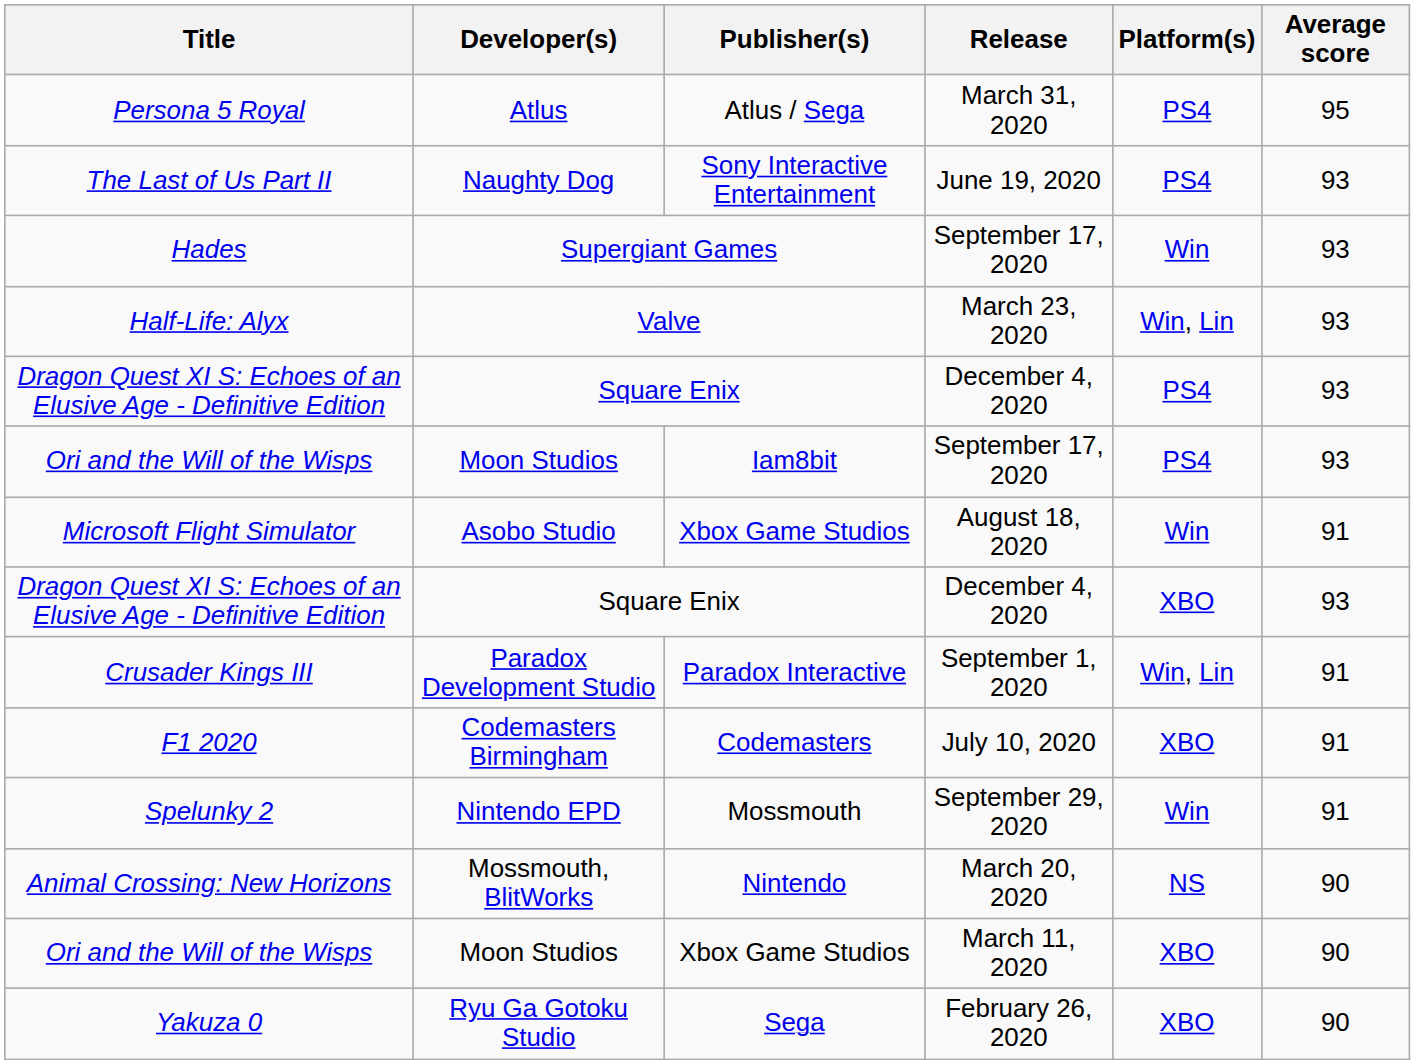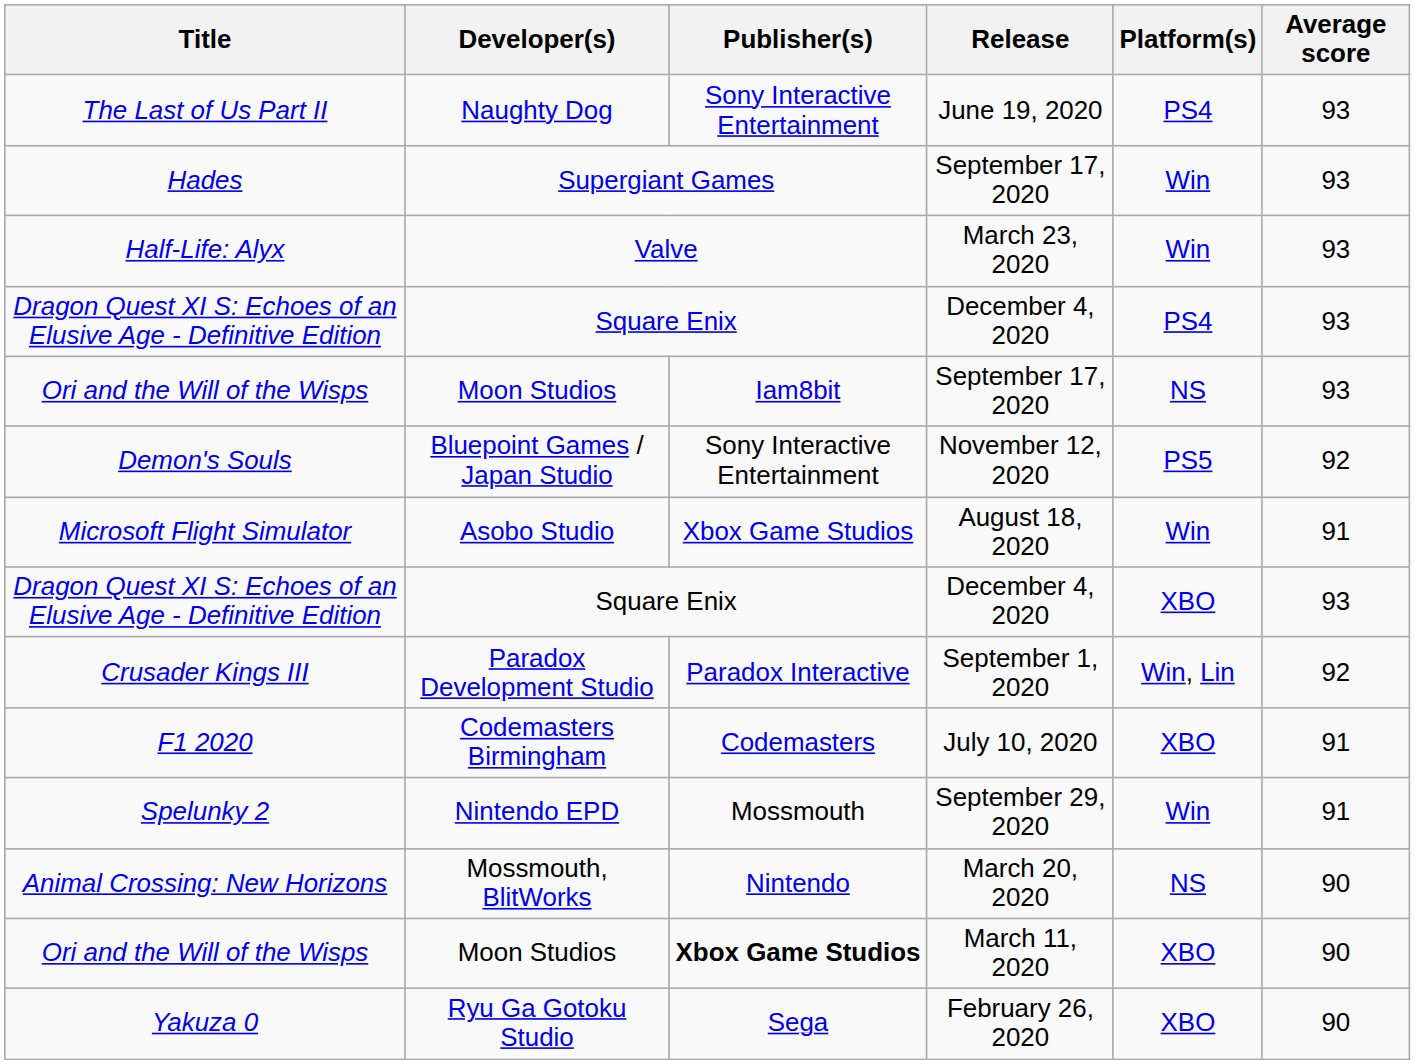- row: (209, 109)
(1187, 320) Win, Lin -> (1188, 250) Win
(1187, 461) PS4 -> (1188, 390) NS
+ row: (205, 461)
(1335, 672) 91 -> (1336, 672) 92
(794, 953) normal -> (798, 953) bold
